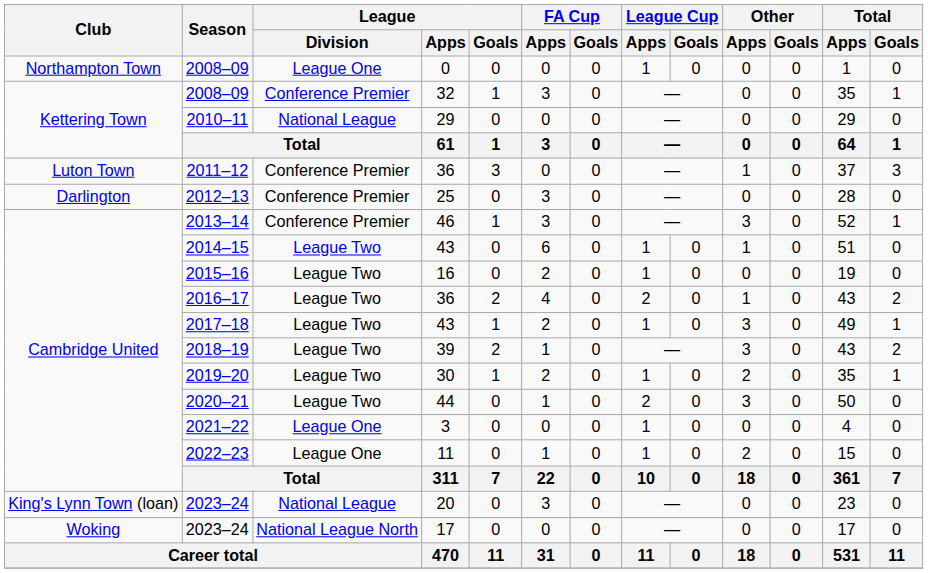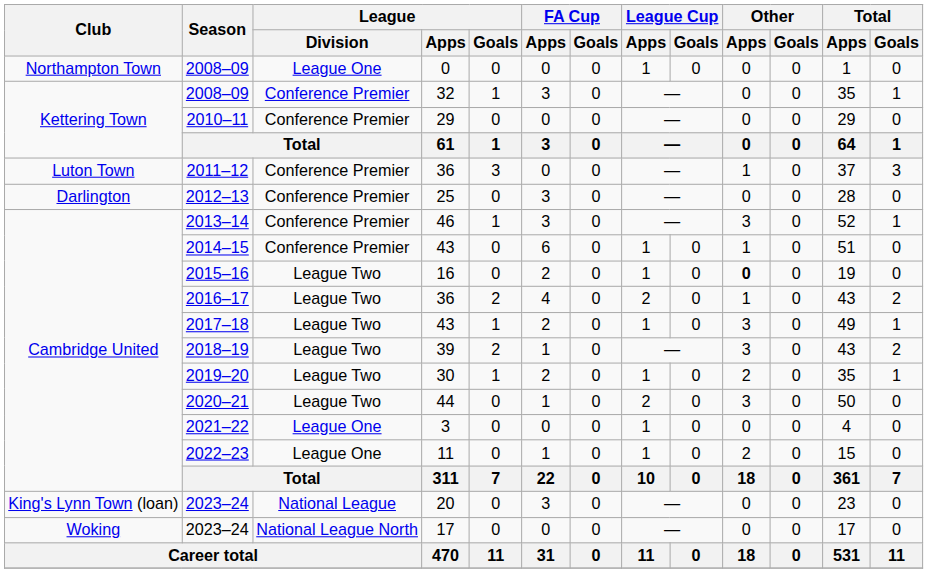(337, 119) National League -> (337, 119) Conference Premier
(337, 247) League Two -> (337, 247) Conference Premier
(746, 273) normal -> (746, 273) bold
